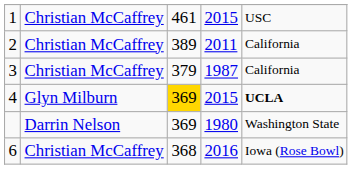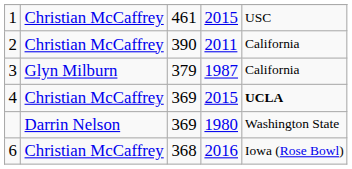(184, 44) 389 -> (184, 44) 390
(94, 71) Christian McCaffrey -> (71, 71) Glyn Milburn
(71, 97) Glyn Milburn -> (94, 97) Christian McCaffrey
(184, 97) gold background -> (184, 97) no background
